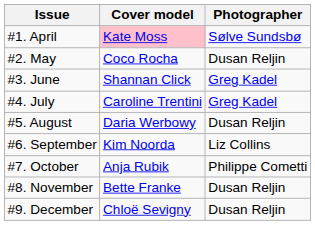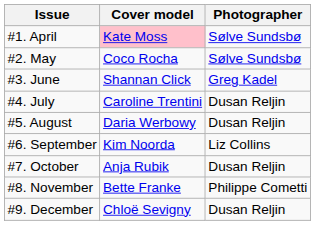(247, 58) Dusan Reljin -> (255, 58) Sølve Sundsbø
(243, 101) Greg Kadel -> (247, 101) Dusan Reljin
(258, 166) Philippe Cometti -> (247, 166) Dusan Reljin
(247, 187) Dusan Reljin -> (258, 187) Philippe Cometti
